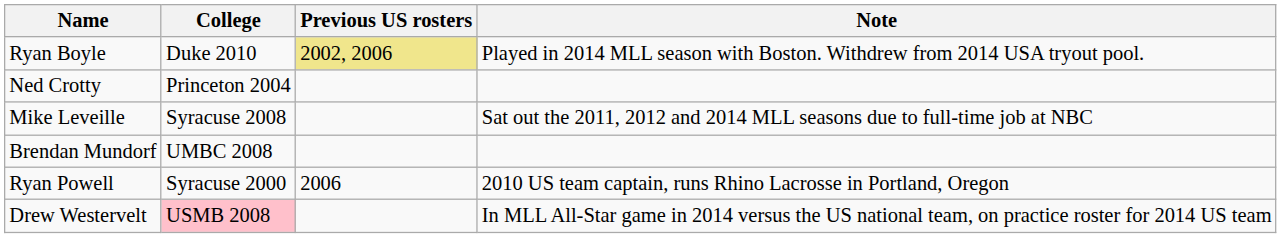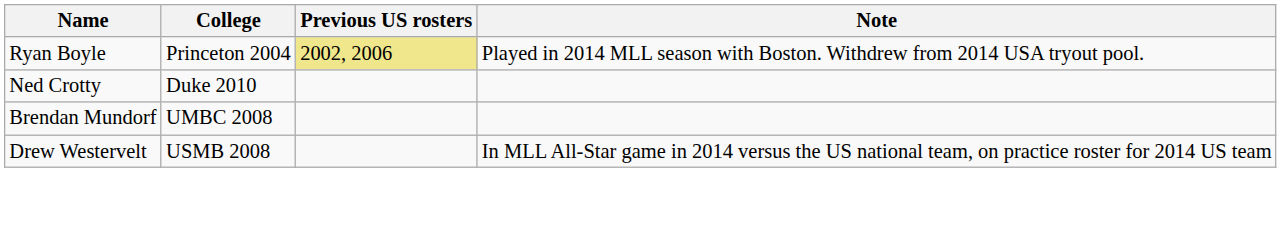(211, 53) Duke 2010 -> (228, 53) Princeton 2004
(228, 85) Princeton 2004 -> (211, 85) Duke 2010
- row: (67, 118)
- row: (62, 183)
(218, 215) pink background -> (218, 150) no background
